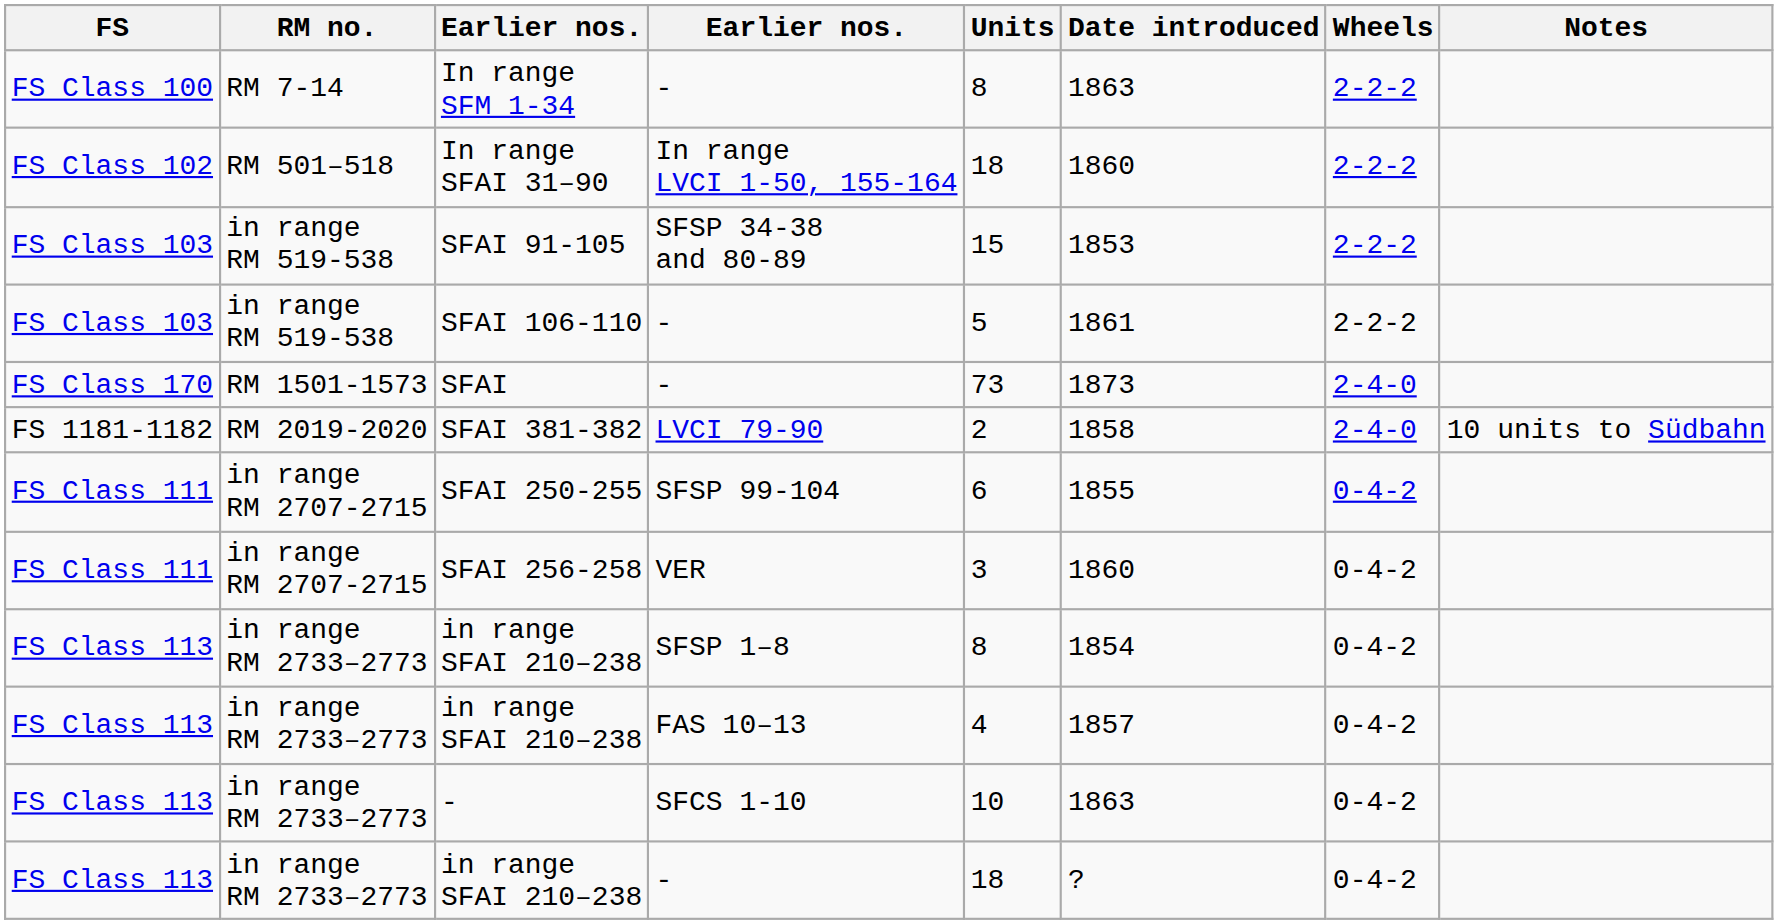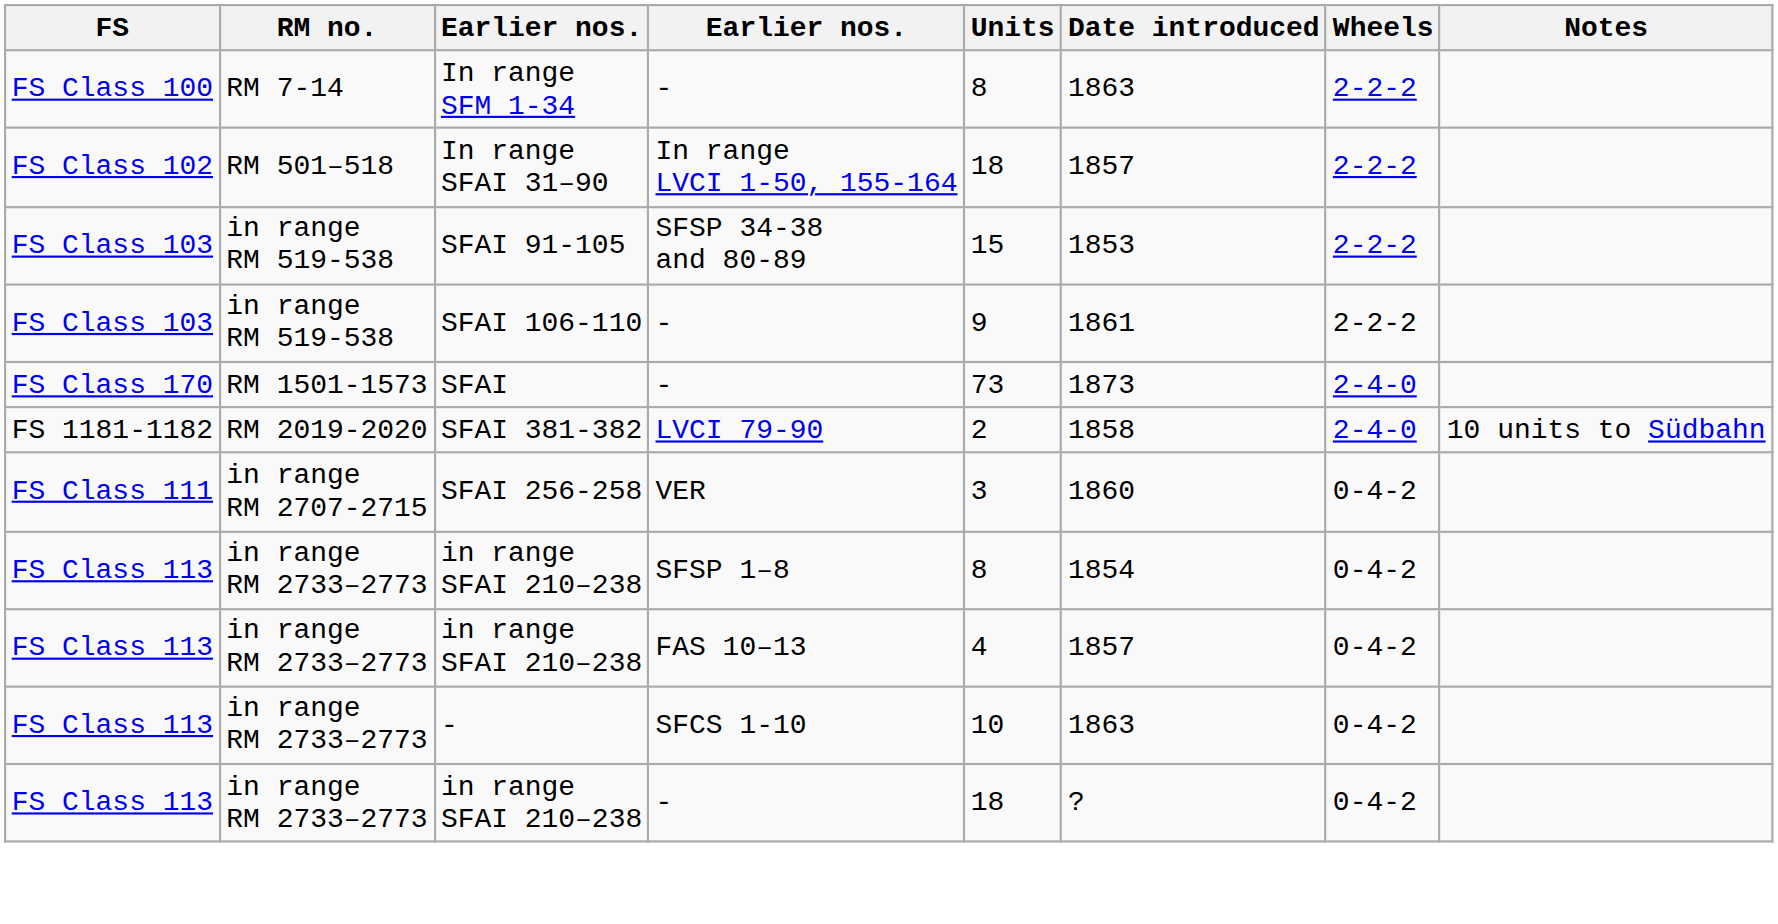(1102, 167) 1860 -> (1102, 167) 1857
(979, 323) 5 -> (979, 323) 9
- row: (542, 492)
